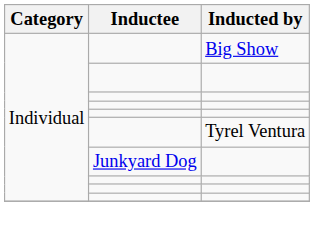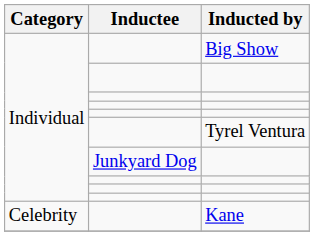+ row: (145, 216)
